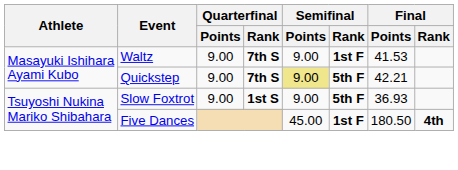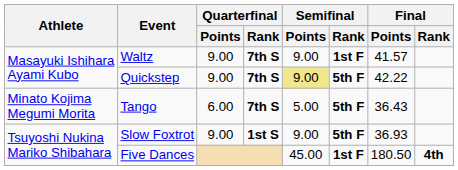(391, 57) 41.53 -> (391, 57) 41.57
(391, 78) 42.21 -> (391, 78) 42.22
+ row: (139, 106)
